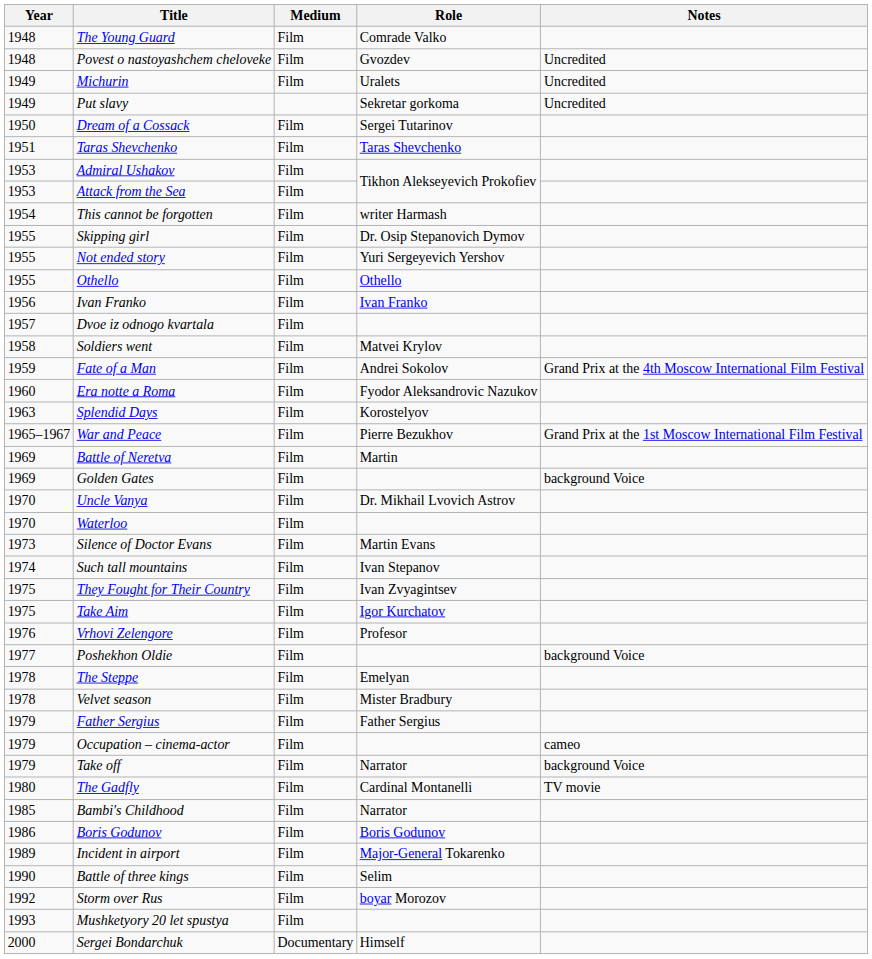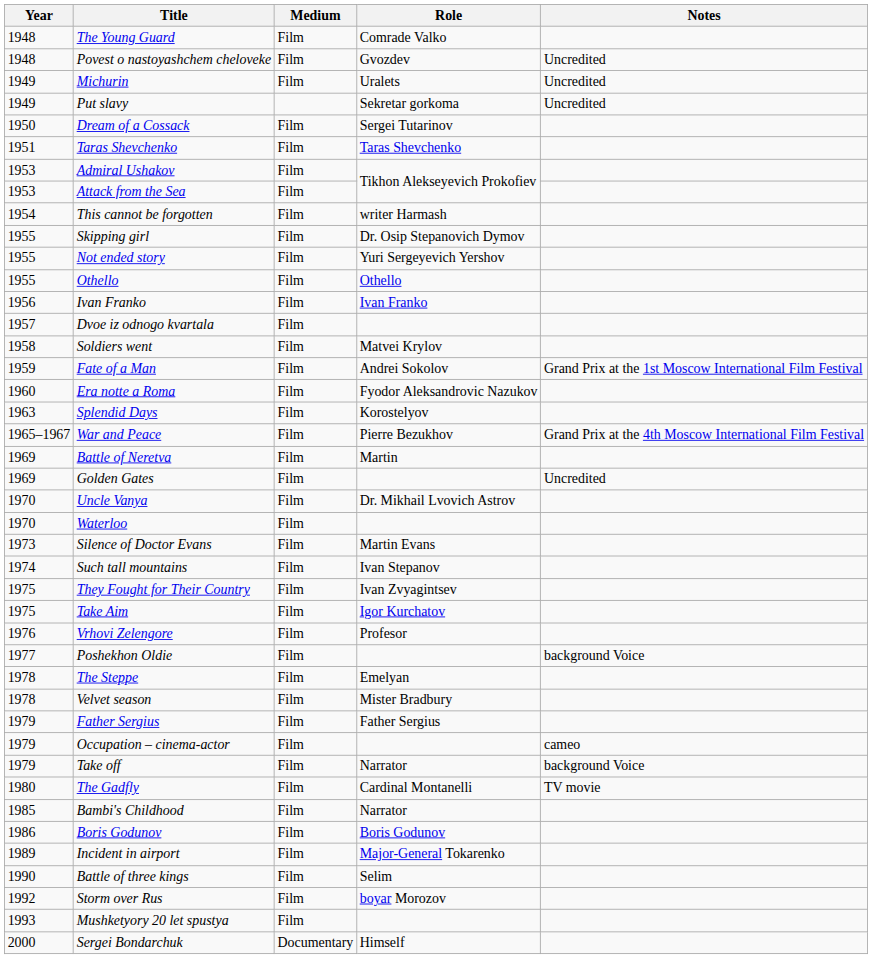(704, 368) Grand Prix at the 4th Moscow International Film Festival -> (703, 368) Grand Prix at the 1st Moscow International Film Festival
(703, 434) Grand Prix at the 1st Moscow International Film Festival -> (704, 434) Grand Prix at the 4th Moscow International Film Festival
(594, 479) background Voice -> (575, 479) Uncredited
